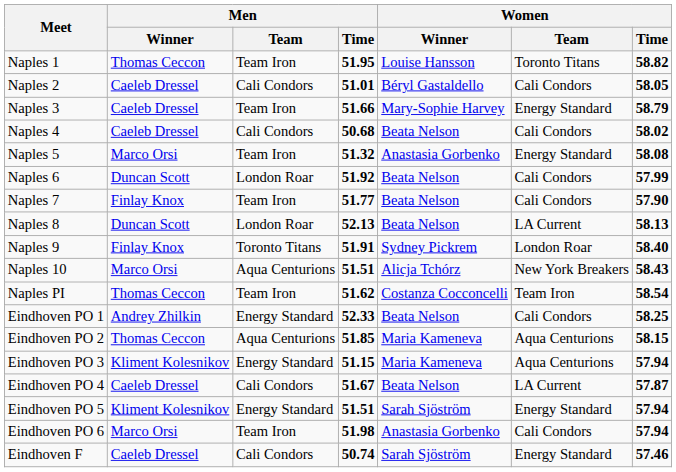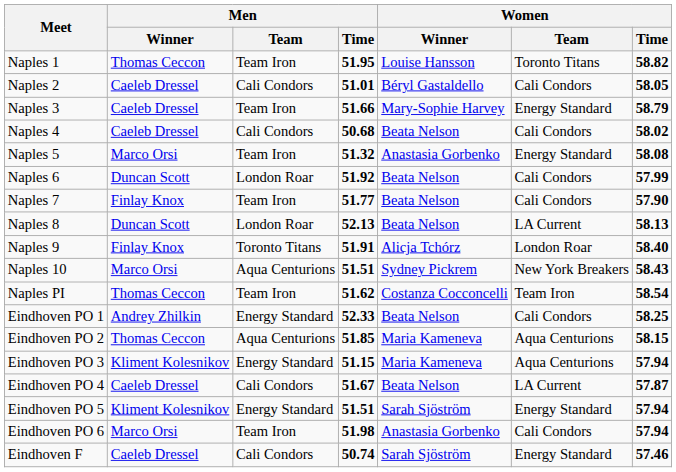(429, 246) Sydney Pickrem -> (421, 246) Alicja Tchórz
(421, 270) Alicja Tchórz -> (429, 270) Sydney Pickrem
